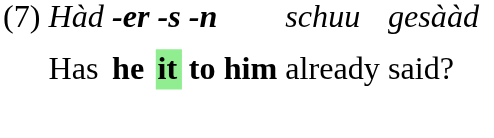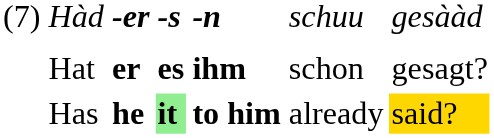+ row: (72, 68)
(421, 68) no background -> (425, 113) gold background
